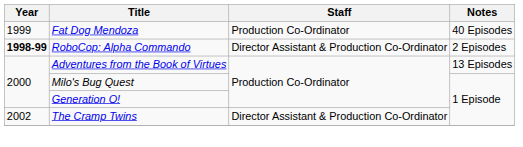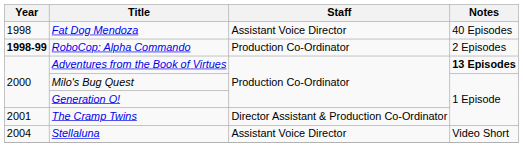(19, 30) 1999 -> (19, 30) 1998
(290, 30) Production Co-Ordinator -> (289, 30) Assistant Voice Director
(339, 47) Director Assistant & Production Co-Ordinator -> (290, 47) Production Co-Ordinator
(482, 64) normal -> (484, 64) bold
(19, 116) 2002 -> (19, 116) 2001
+ row: (76, 133)
